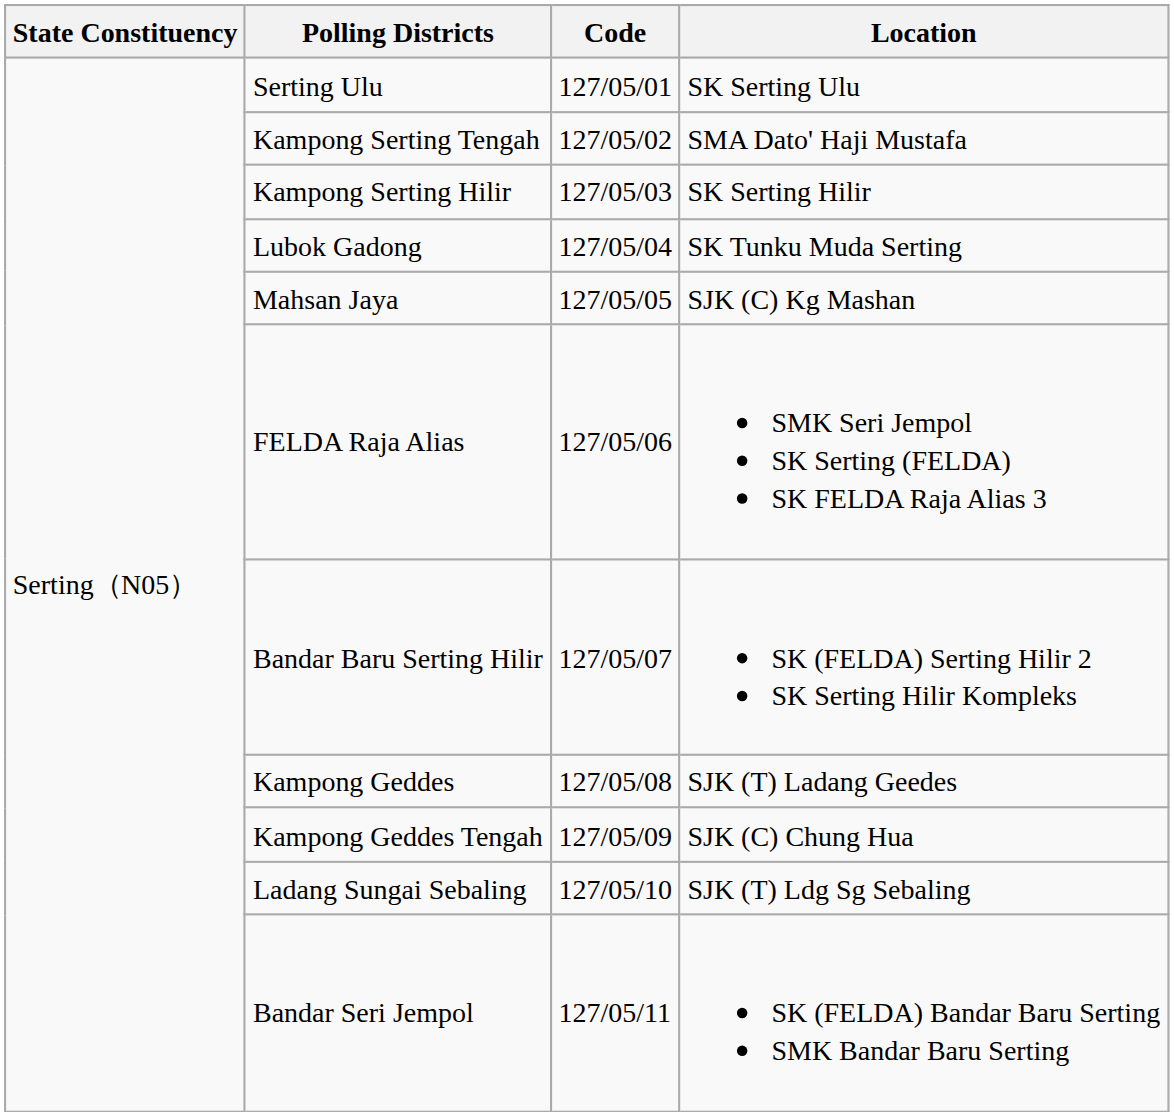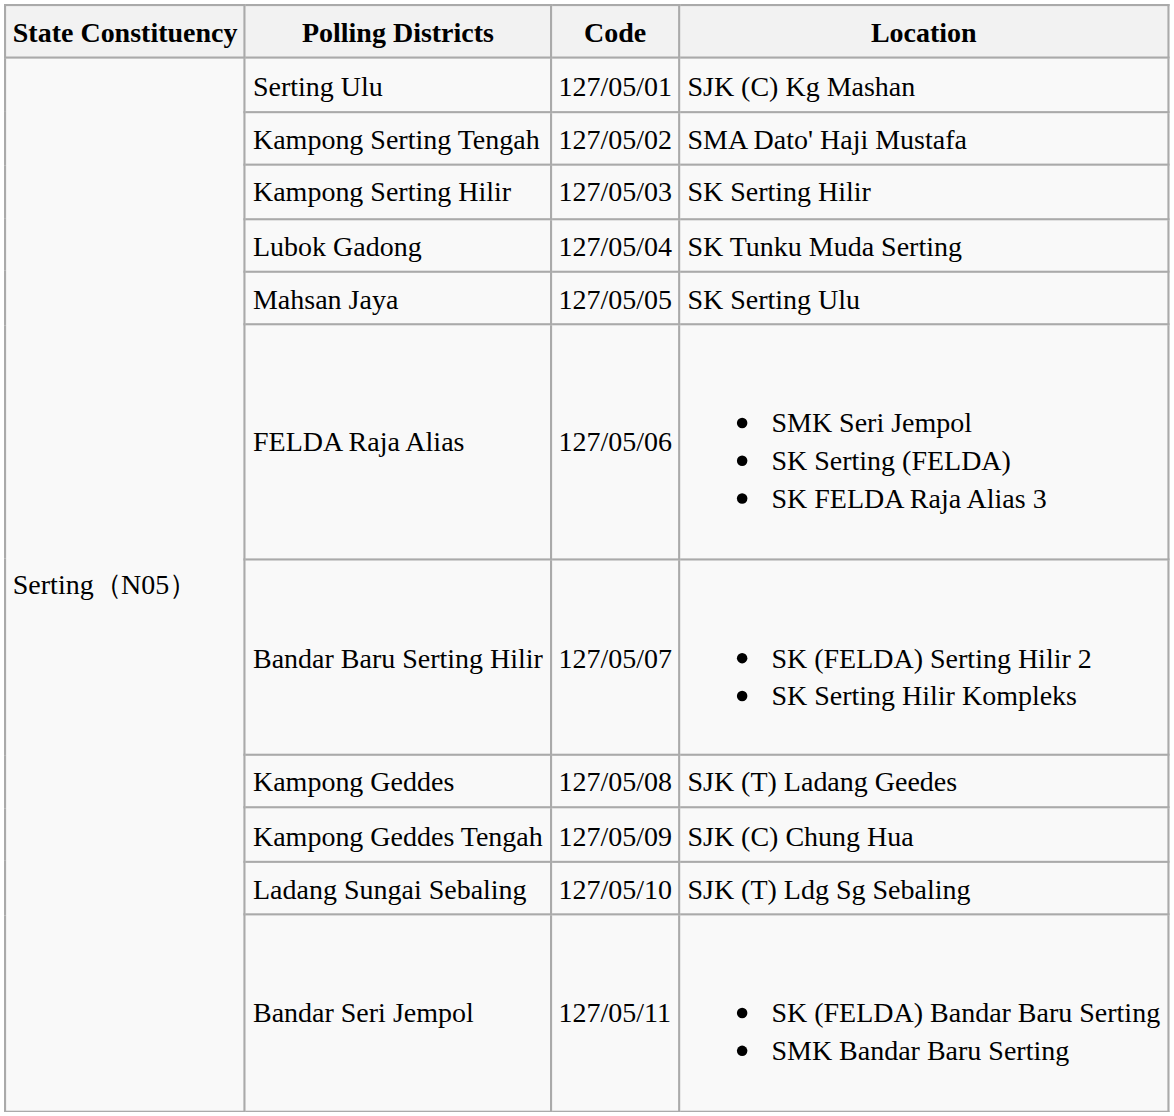(774, 86) SK Serting Ulu -> (801, 86) SJK (C) Kg Mashan
(801, 299) SJK (C) Kg Mashan -> (774, 299) SK Serting Ulu
